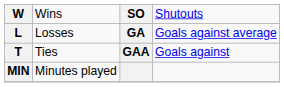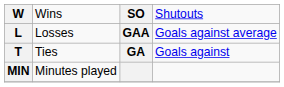(136, 33) GA -> (136, 33) GAA
(136, 52) GAA -> (136, 52) GA
